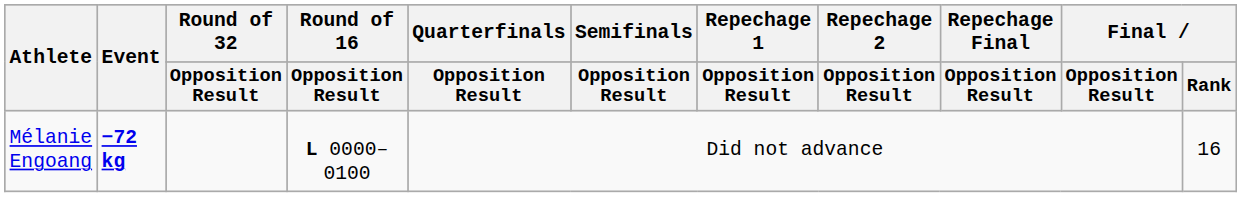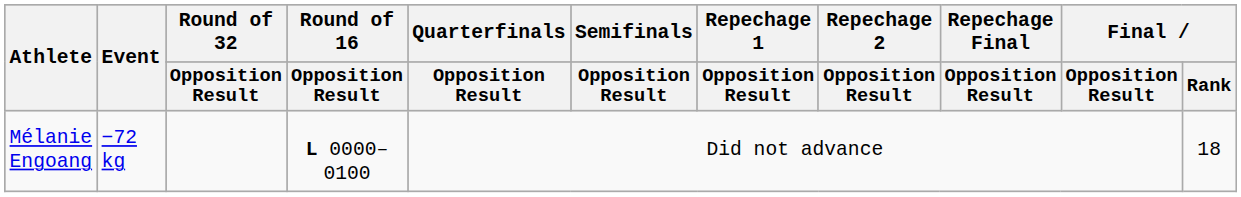(119, 151) bold -> (119, 151) normal
(1209, 151) 16 -> (1209, 151) 18
